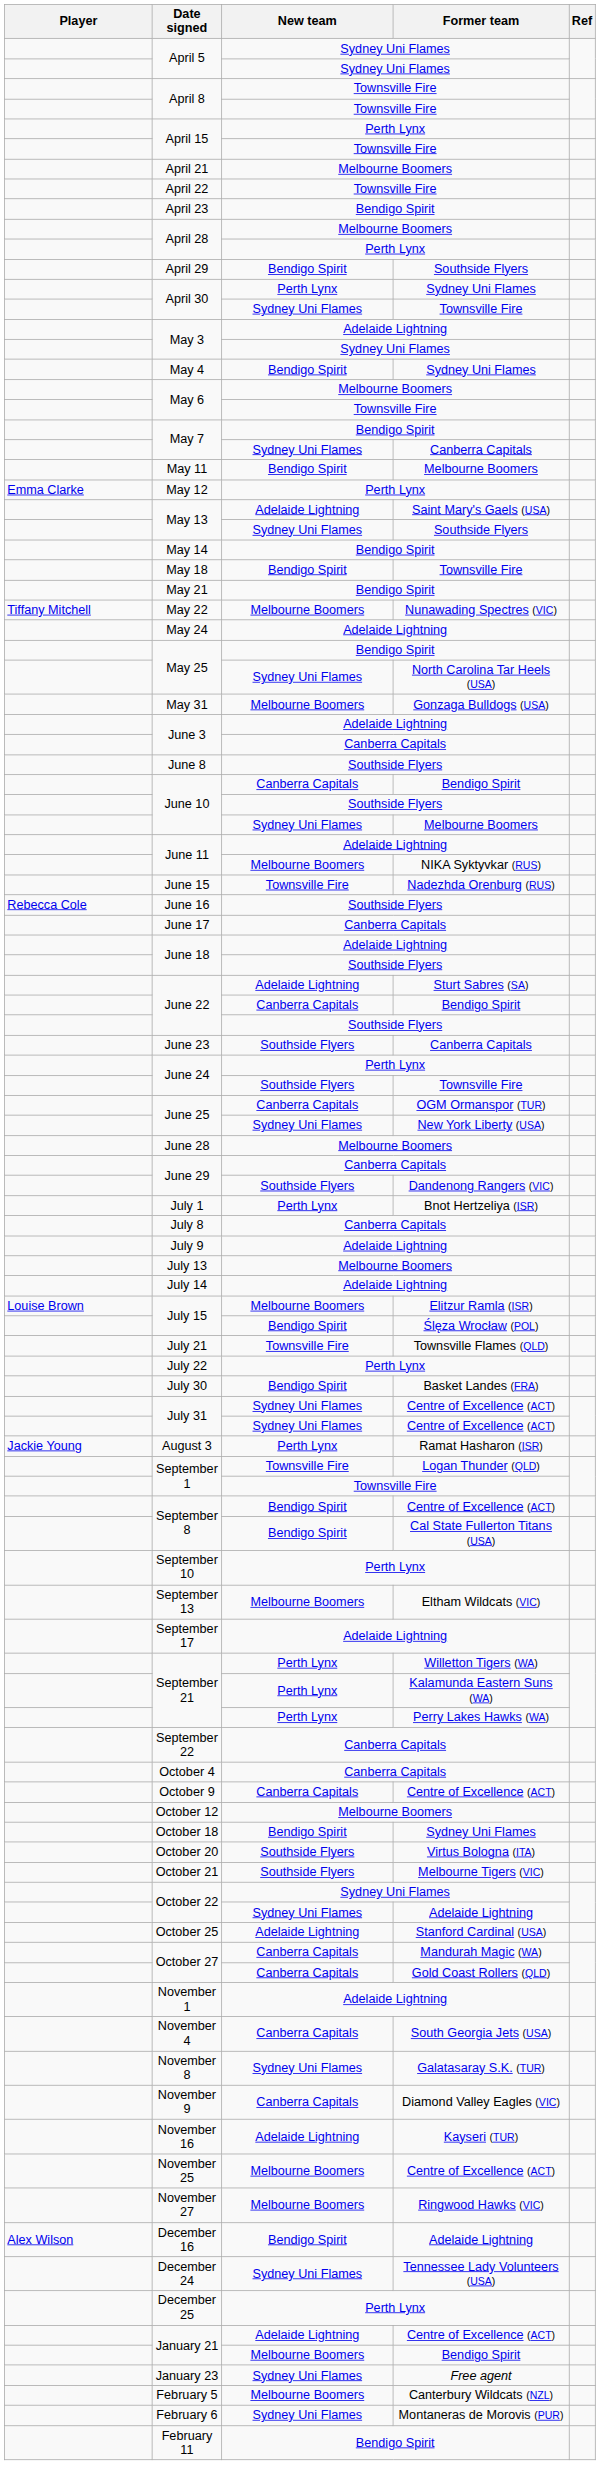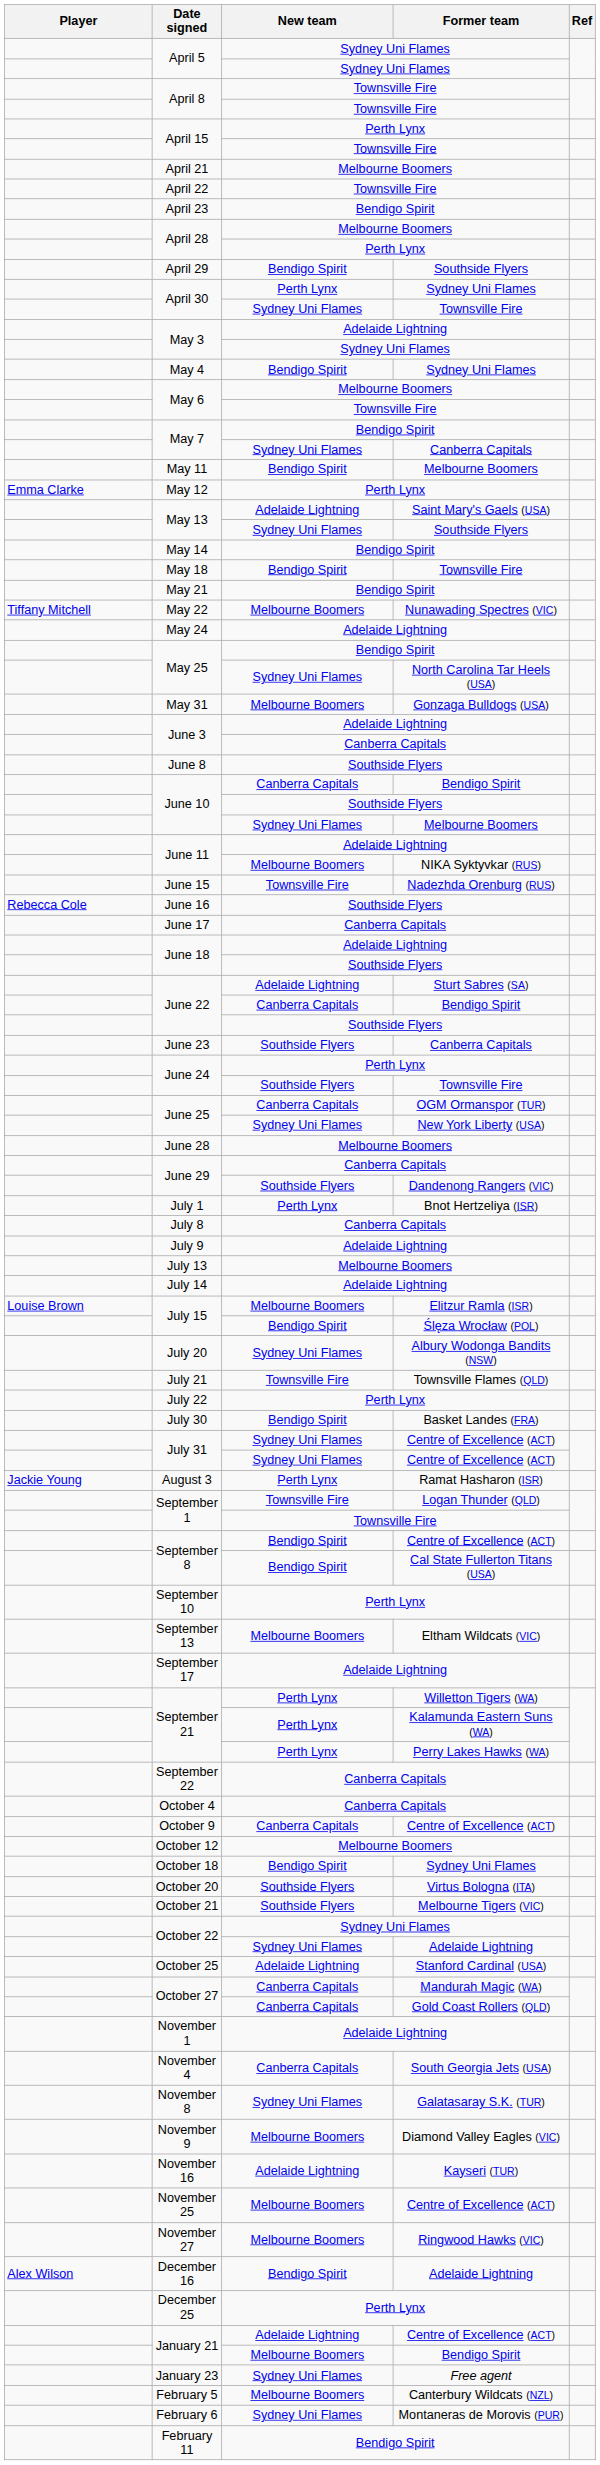+ row: (187, 1353)
(307, 2102) Canberra Capitals -> (307, 2136) Melbourne Boomers
- row: (187, 2273)
